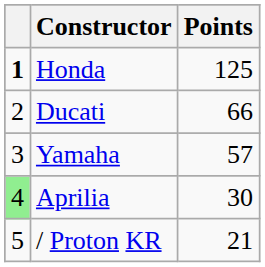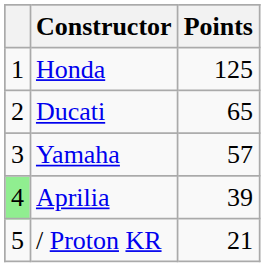(17, 68) bold -> (17, 68) normal
(240, 111) 66 -> (240, 111) 65
(240, 197) 30 -> (240, 197) 39
